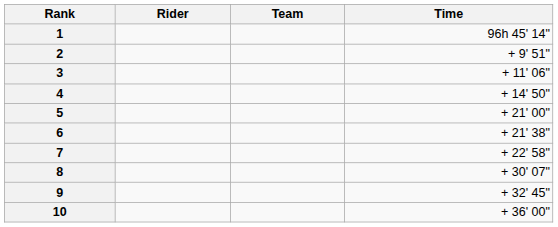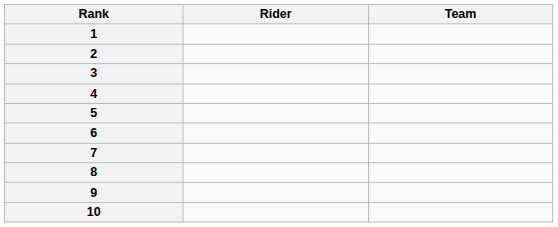- column: (449, 14)
